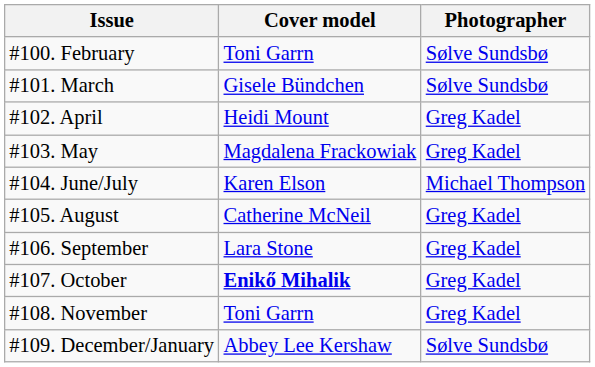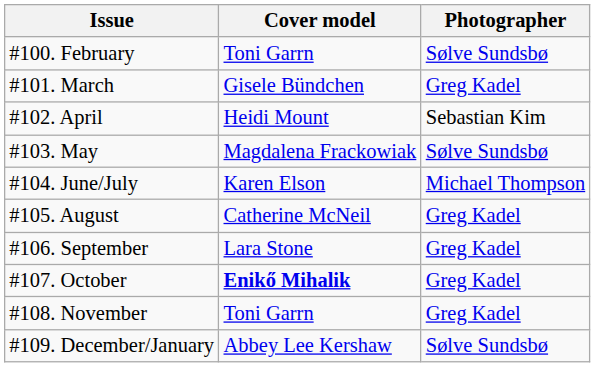(487, 85) Sølve Sundsbø -> (473, 85) Greg Kadel
(473, 118) Greg Kadel -> (486, 118) Sebastian Kim
(473, 150) Greg Kadel -> (487, 150) Sølve Sundsbø
